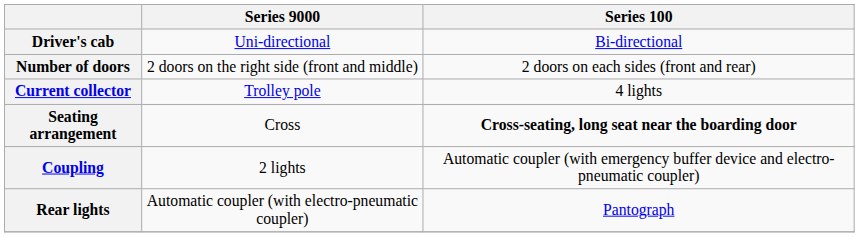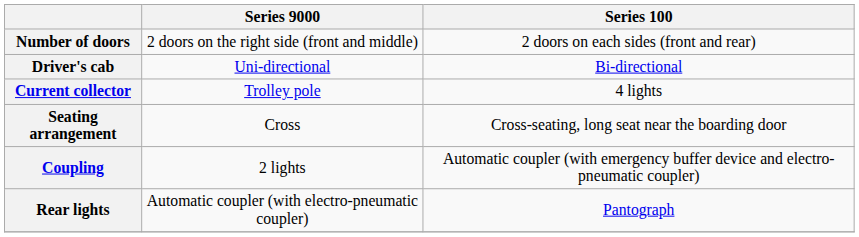rows swapped: (73, 41) <-> (73, 66)
(639, 125) bold -> (639, 125) normal
